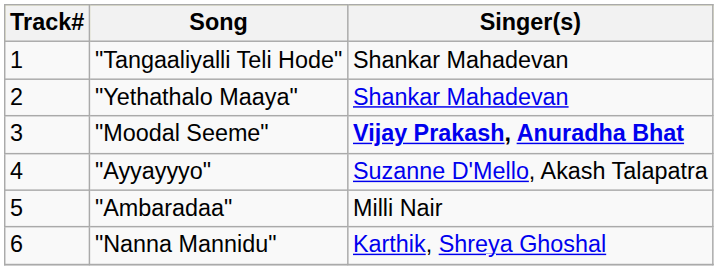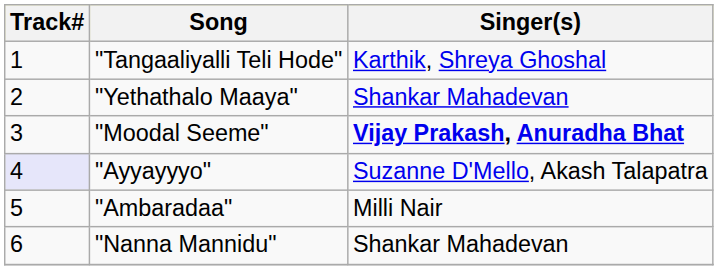(461, 60) Shankar Mahadevan -> (480, 60) Karthik, Shreya Ghoshal
(17, 171) no background -> (17, 171) lavender background
(480, 245) Karthik, Shreya Ghoshal -> (461, 245) Shankar Mahadevan
